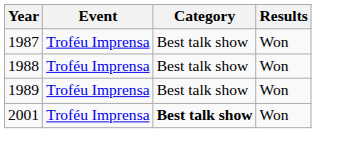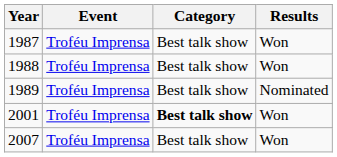(274, 90) Won -> (294, 90) Nominated
+ row: (24, 139)
